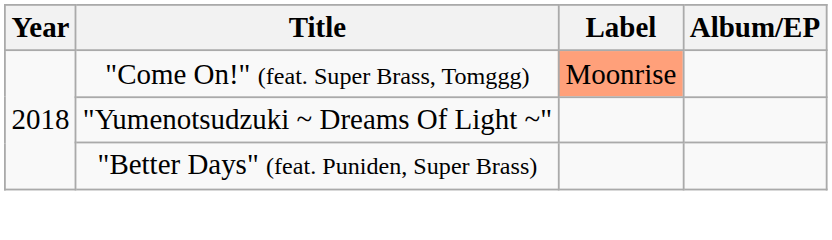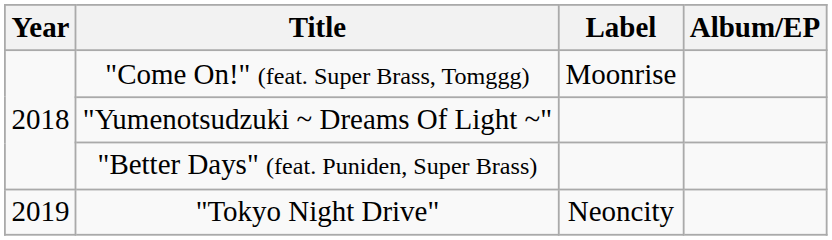(621, 73) lightsalmon background -> (621, 73) no background
+ row: (317, 211)
